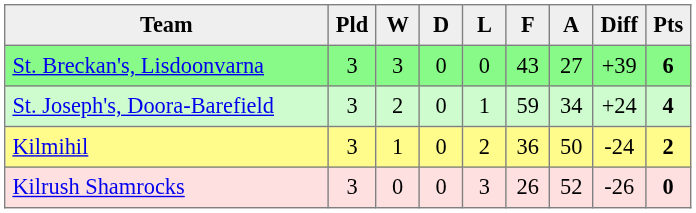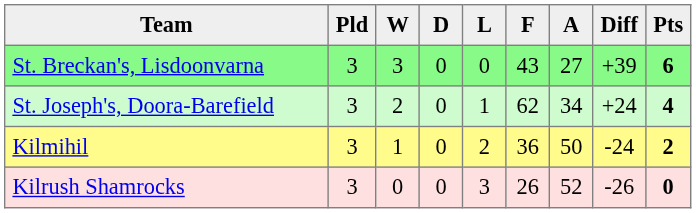(528, 106) 59 -> (528, 106) 62
